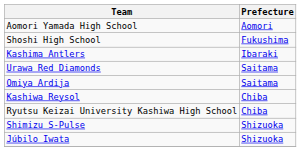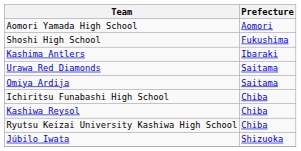+ row: (88, 97)
- row: (46, 125)
